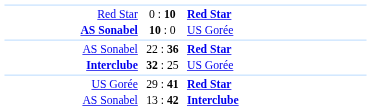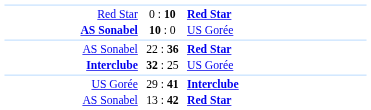(209, 84) Red Star -> (213, 84) Interclube
(213, 100) Interclube -> (209, 100) Red Star
